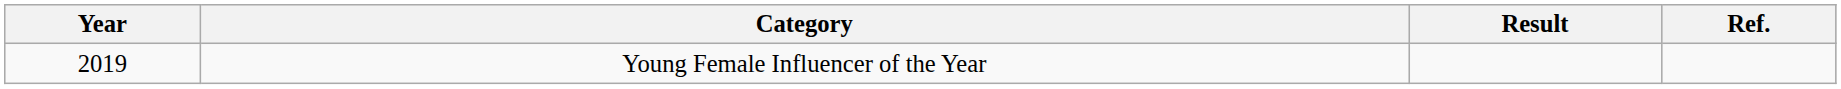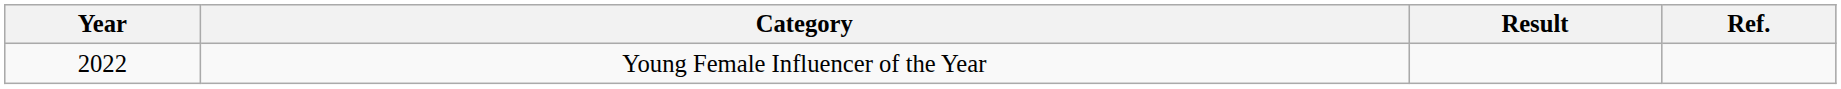(102, 63) 2019 -> (102, 63) 2022
